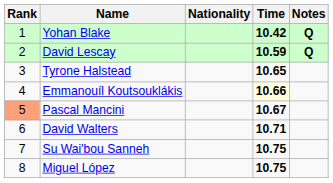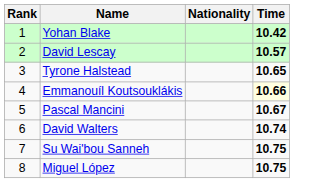- column: (309, 14)
(271, 52) 10.59 -> (271, 52) 10.57
(22, 110) lightsalmon background -> (22, 110) no background
(271, 129) 10.71 -> (271, 129) 10.74
